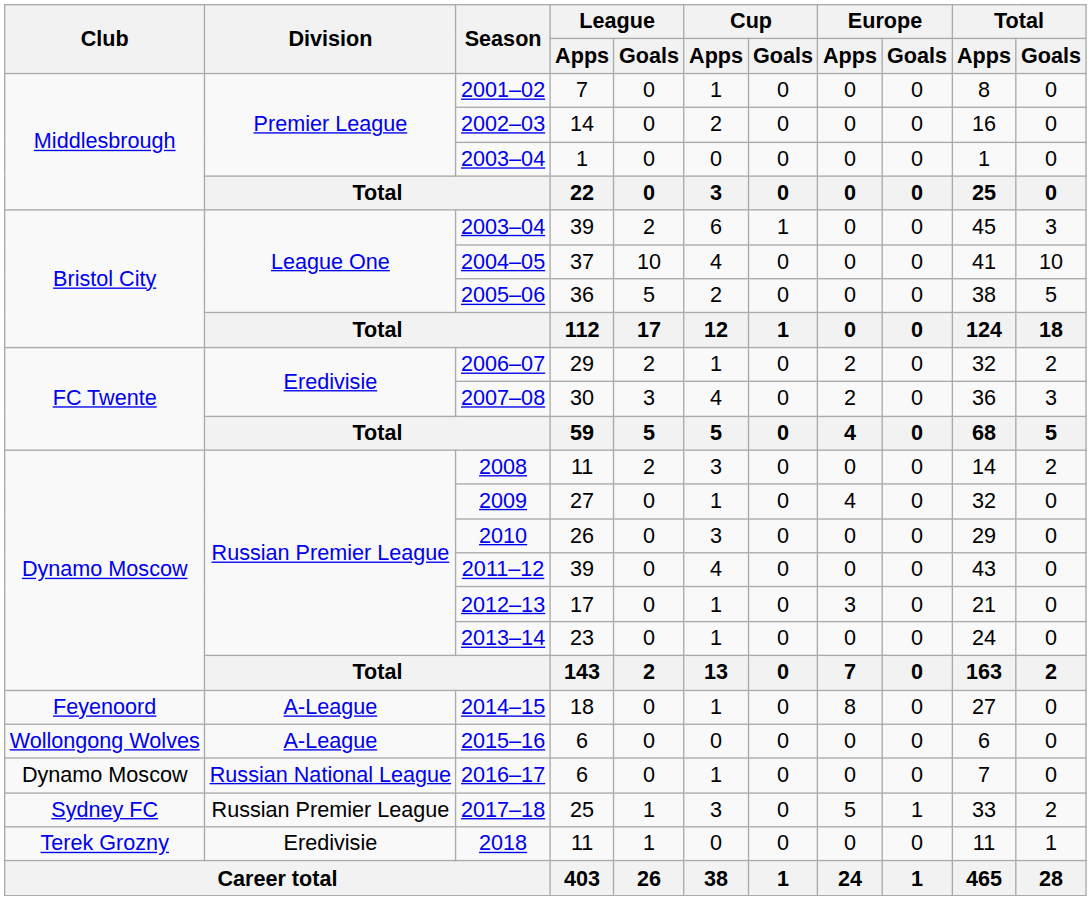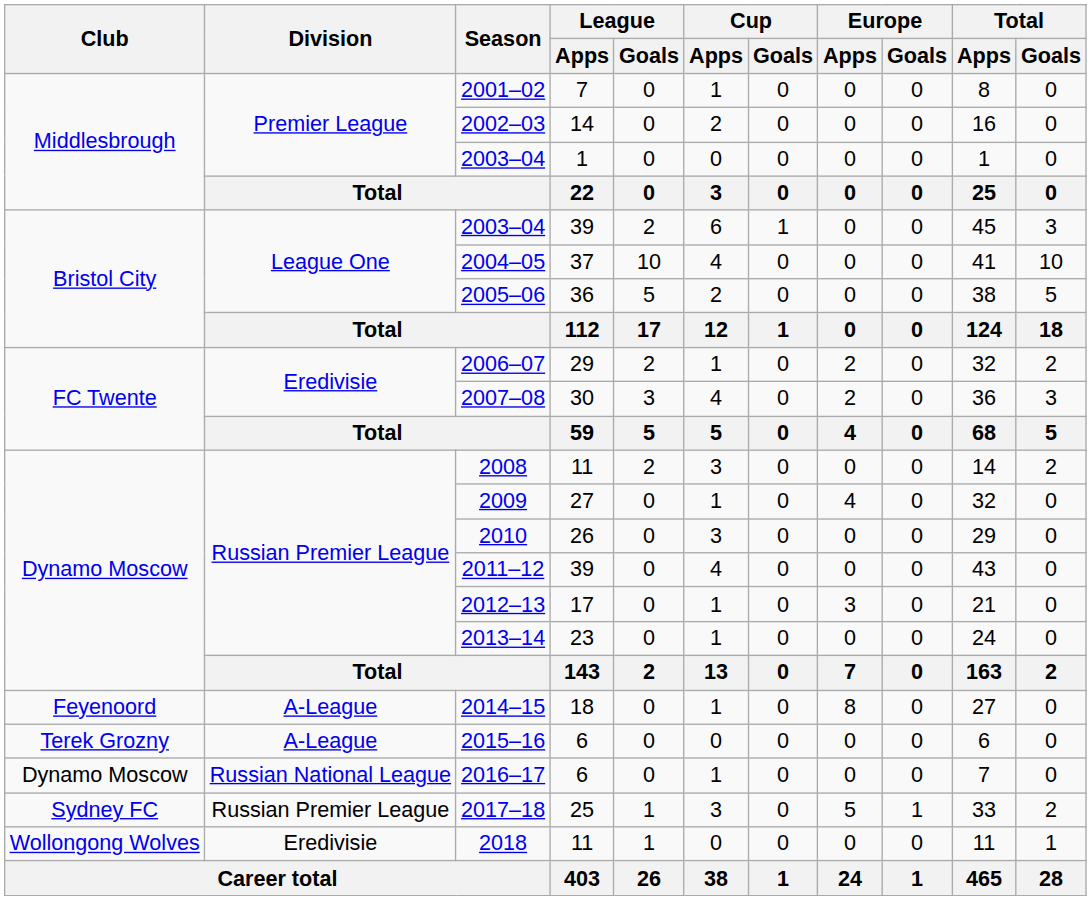(105, 741) Wollongong Wolves -> (105, 741) Terek Grozny
(105, 843) Terek Grozny -> (105, 843) Wollongong Wolves
